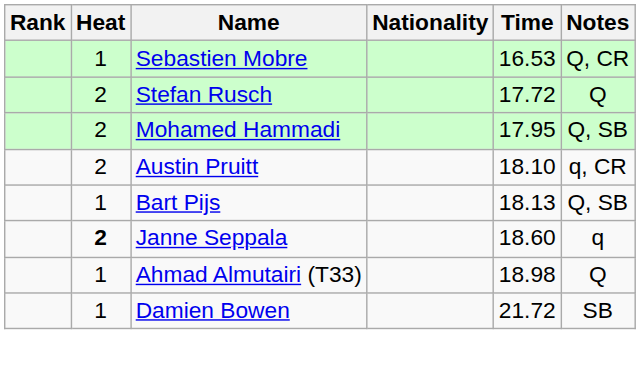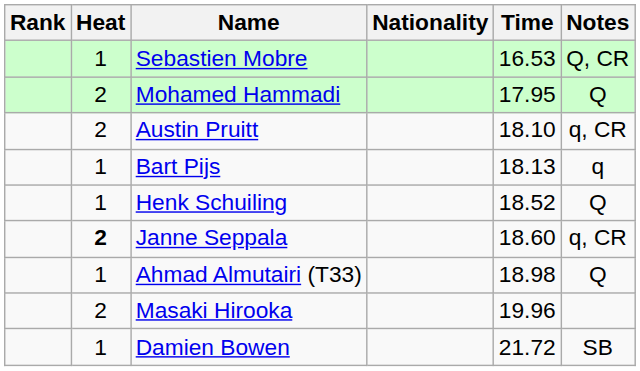- row: (204, 94)
(598, 130) Q, SB -> (598, 94) Q
(598, 202) Q, SB -> (598, 166) q
+ row: (211, 202)
(598, 238) q -> (598, 238) q, CR
+ row: (214, 310)
